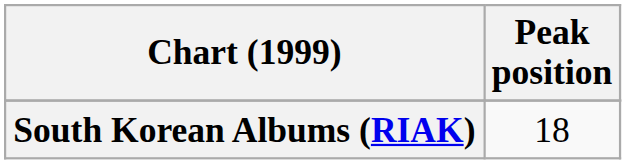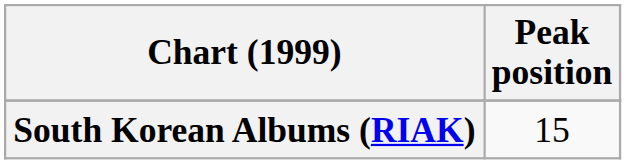(552, 128) 18 -> (552, 128) 15
